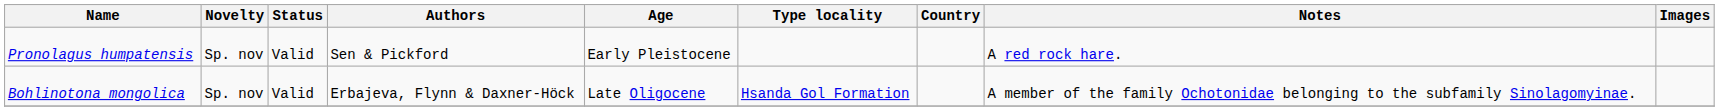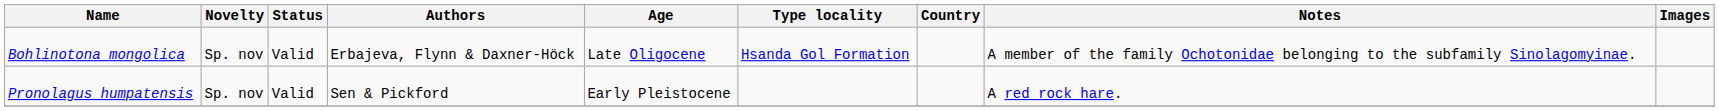rows swapped: (96, 94) <-> (101, 55)
